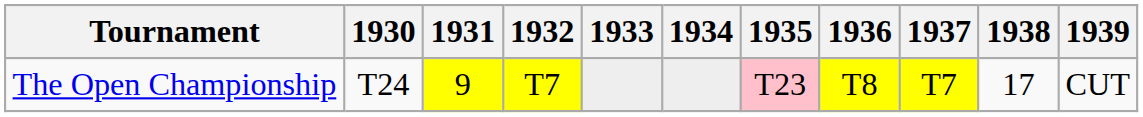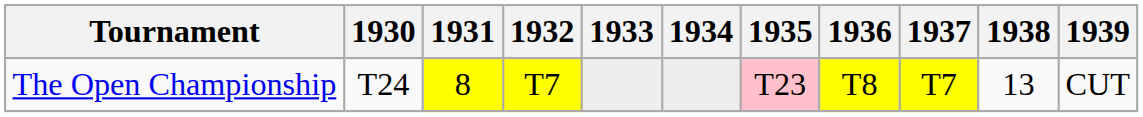(463, 84) 9 -> (463, 84) 8
(1018, 84) 17 -> (1018, 84) 13
